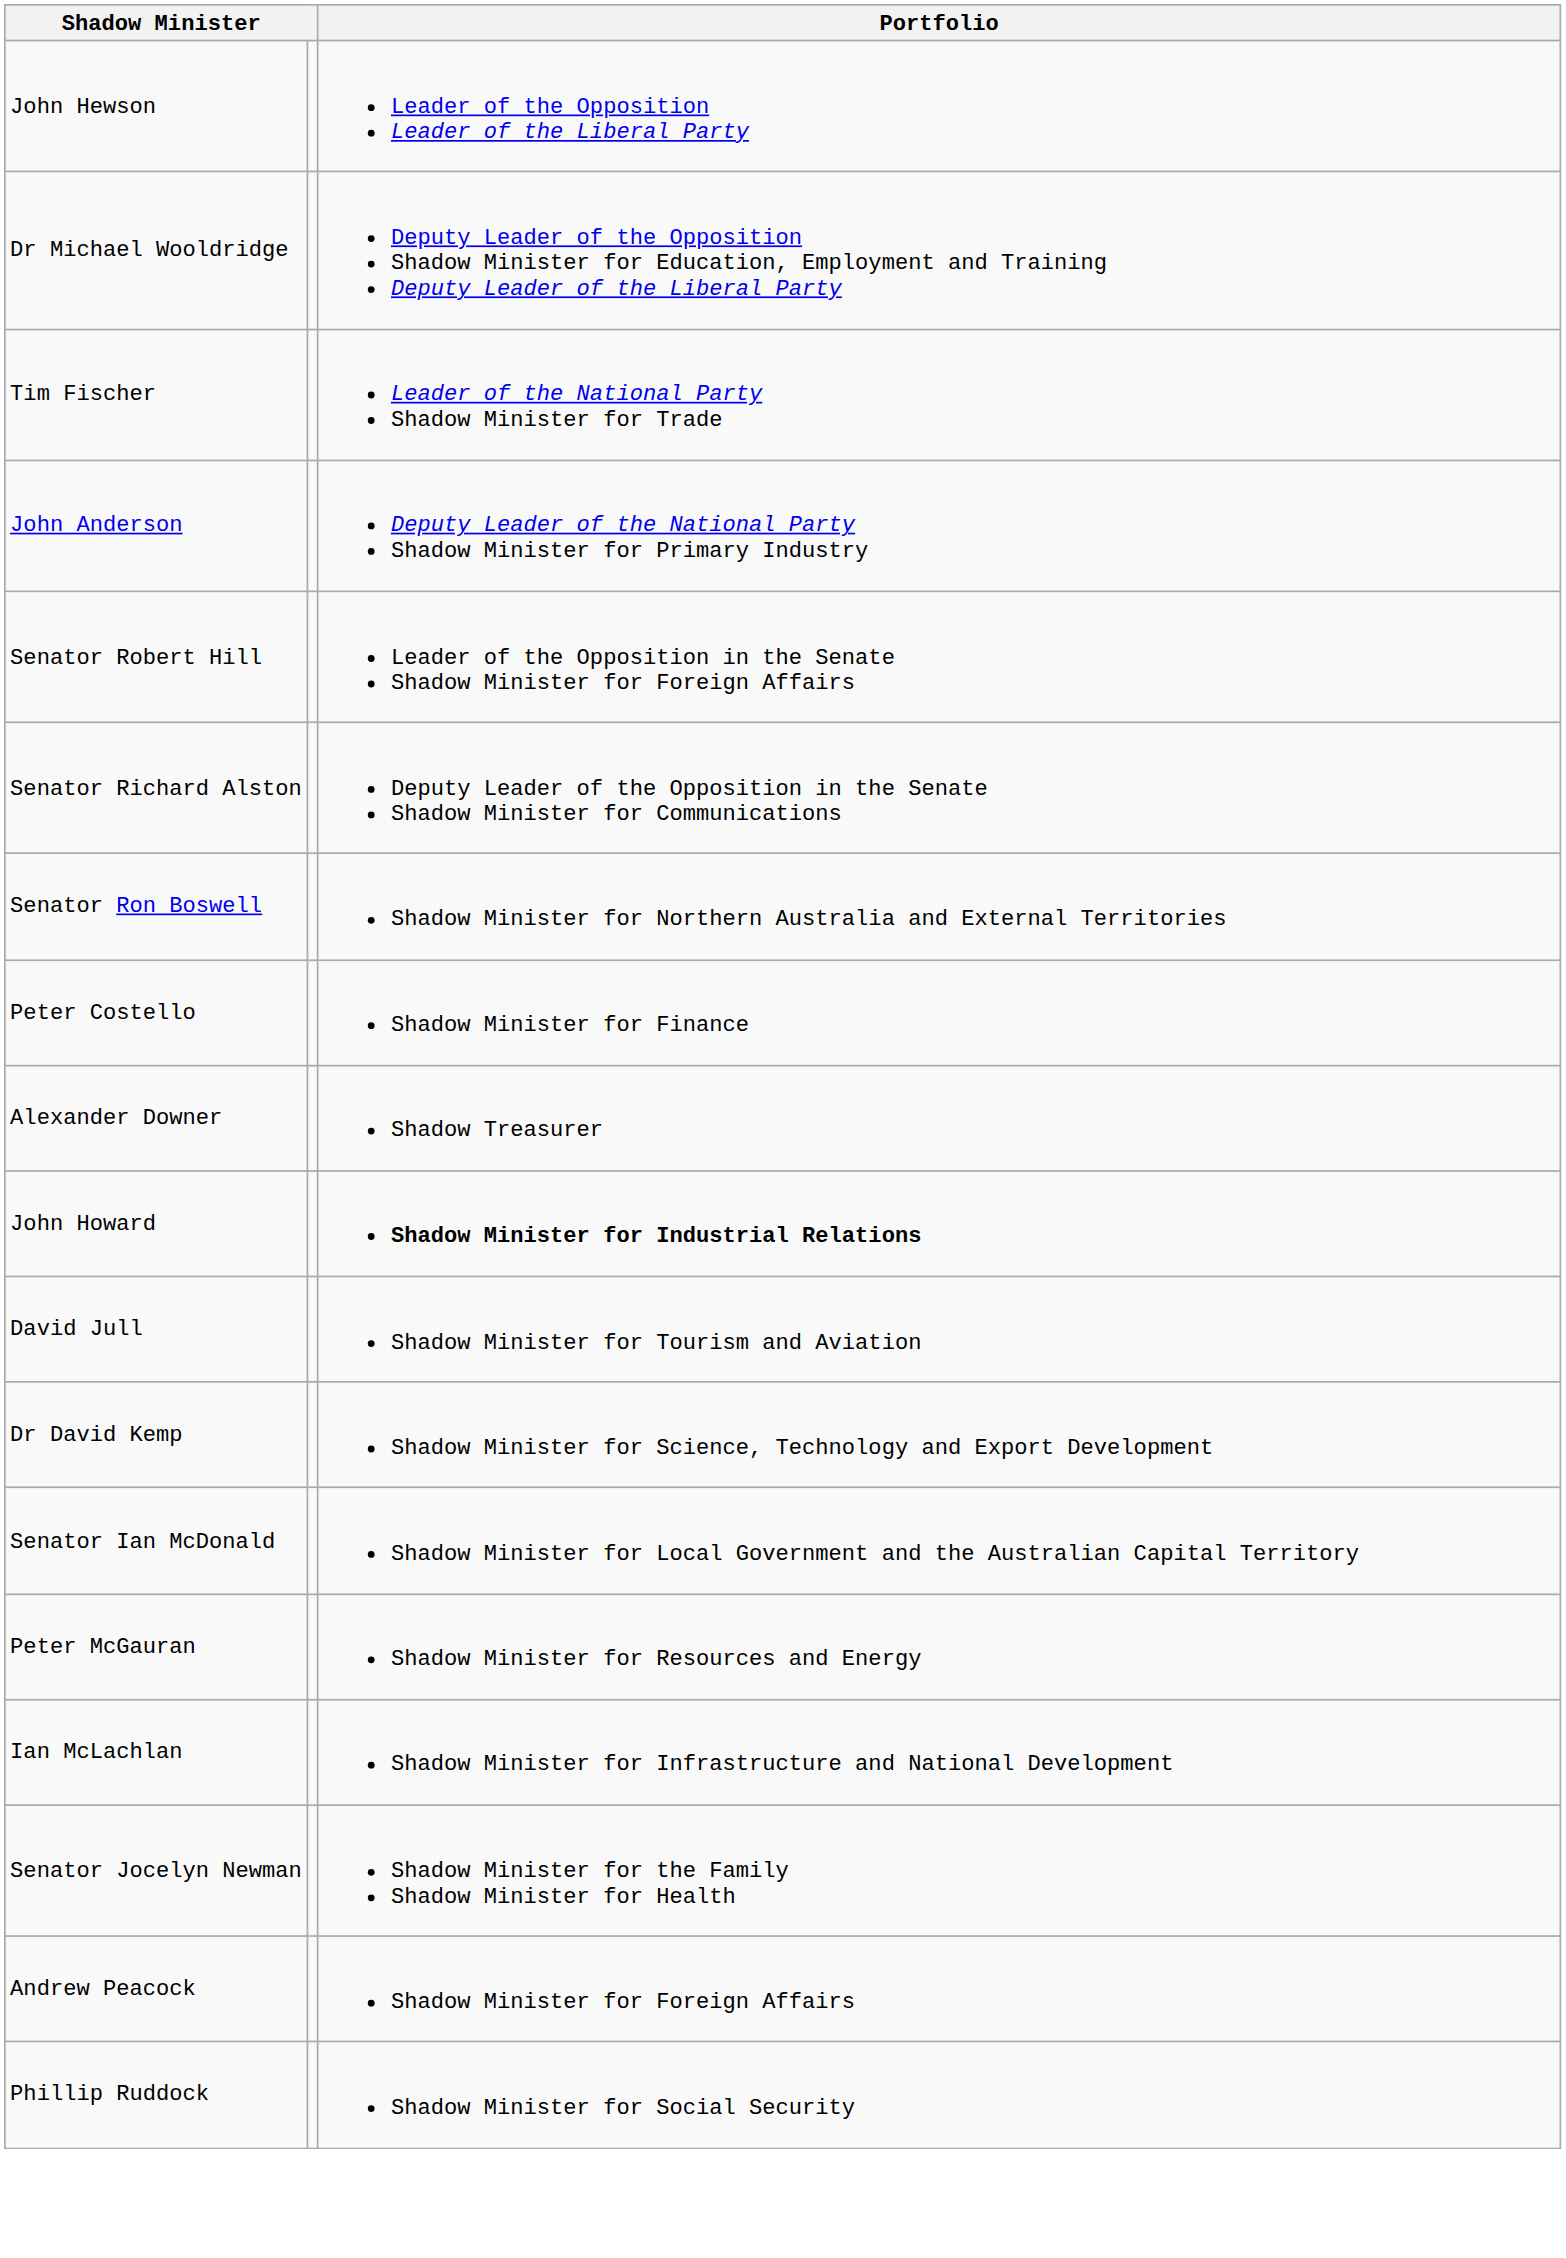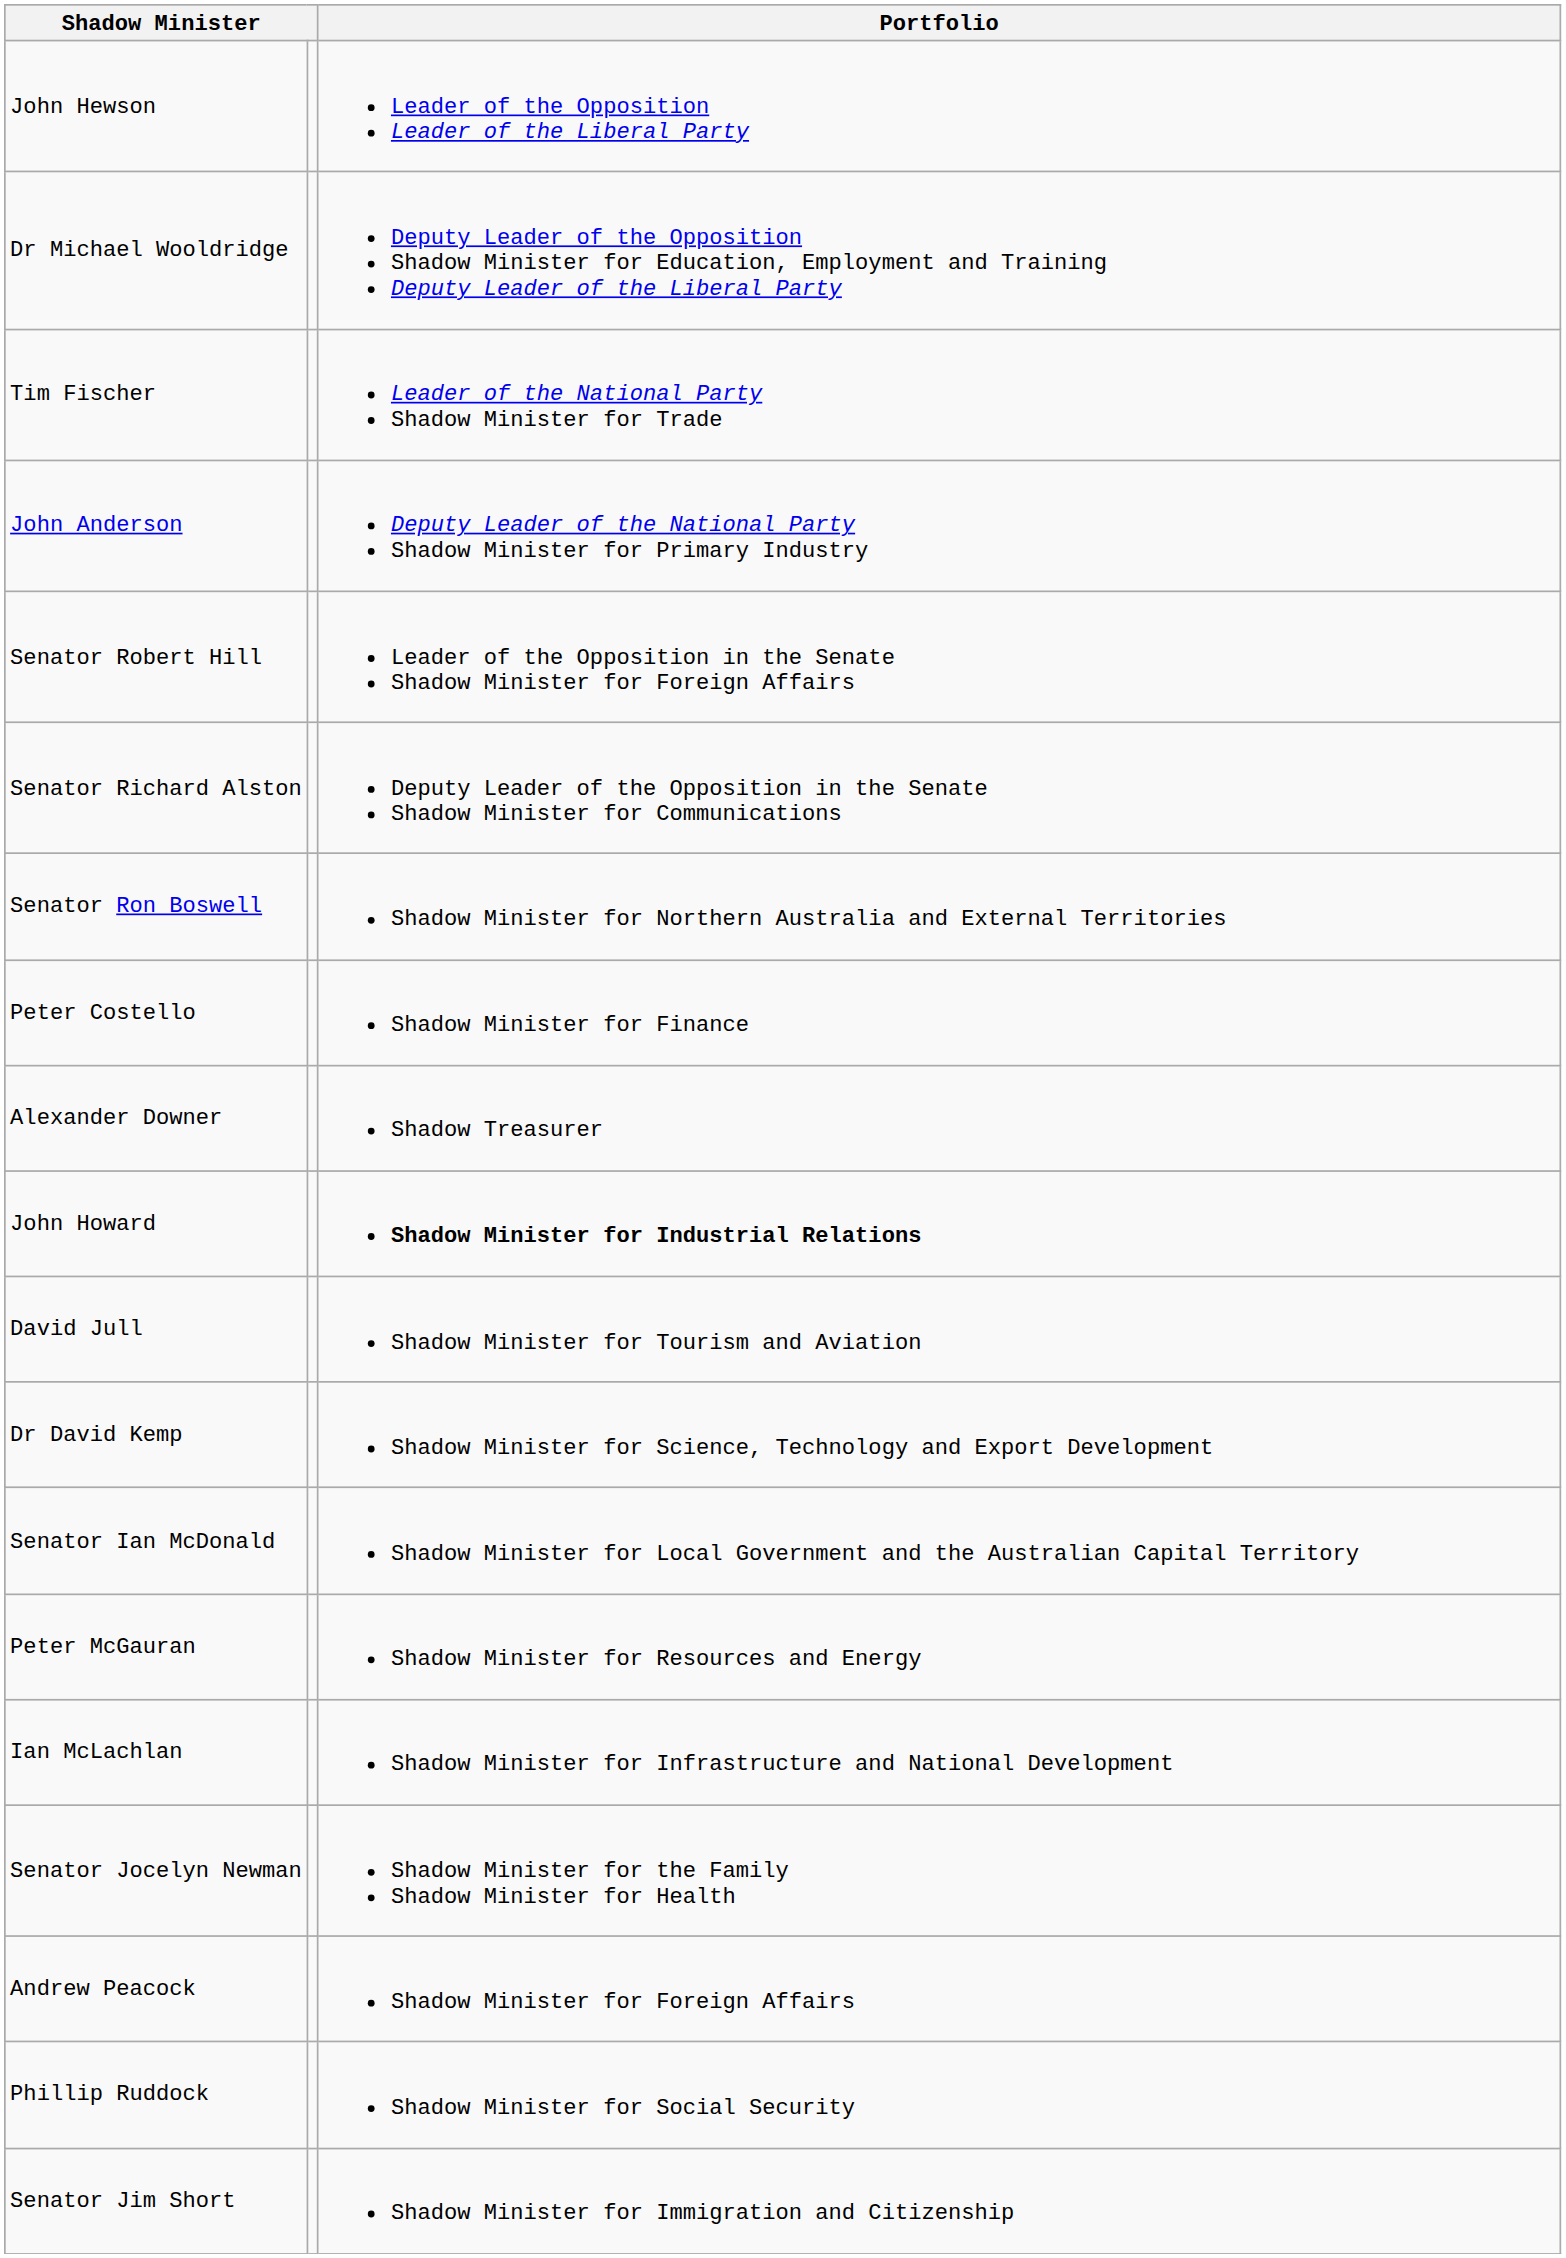+ row: (123, 2201)
